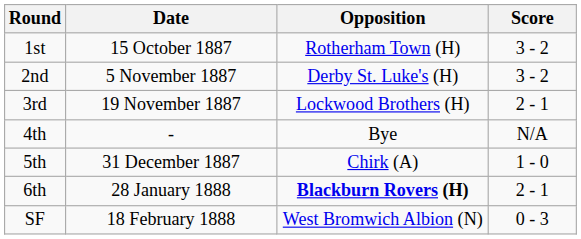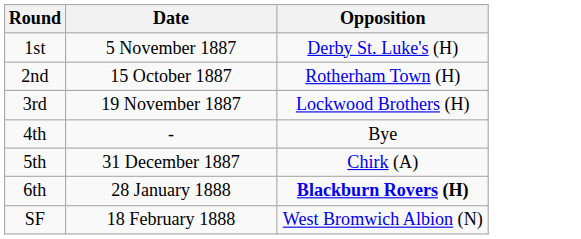- column: (532, 18)
(171, 47) 15 October 1887 -> (171, 47) 5 November 1887
(383, 47) Rotherham Town (H) -> (383, 47) Derby St. Luke's (H)
(171, 76) 5 November 1887 -> (171, 76) 15 October 1887
(383, 76) Derby St. Luke's (H) -> (383, 76) Rotherham Town (H)
